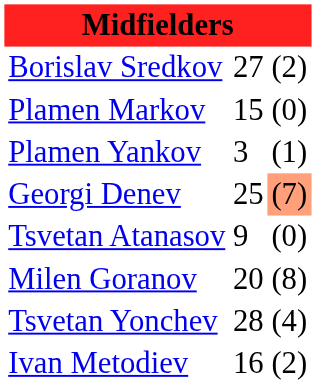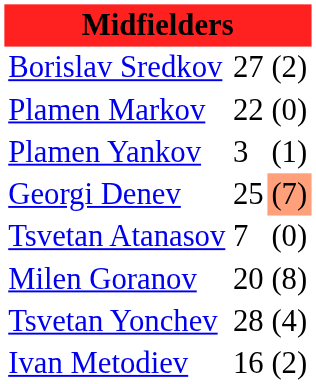(248, 109) 15 -> (248, 109) 22
(241, 236) 9 -> (241, 236) 7
